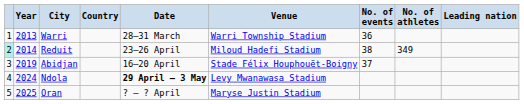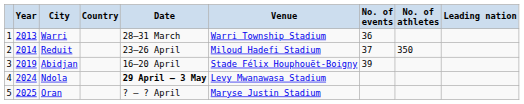(9, 50) paleturquoise background -> (9, 50) no background
(367, 50) 38 -> (367, 50) 37
(405, 50) 349 -> (405, 50) 350
(367, 64) 37 -> (367, 64) 39
